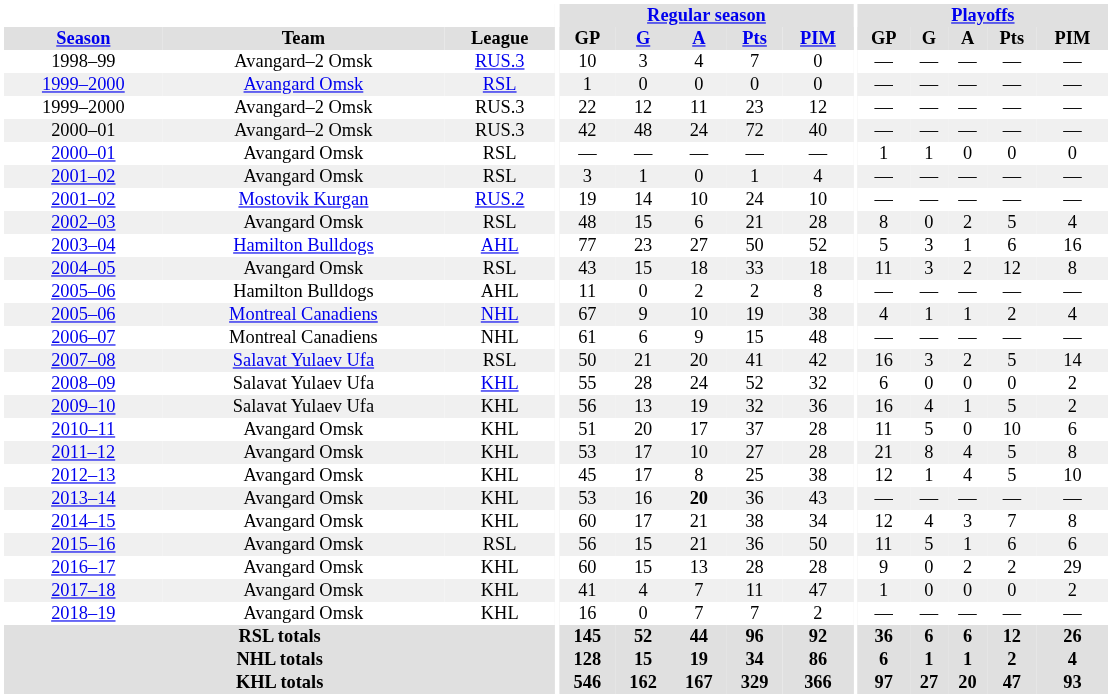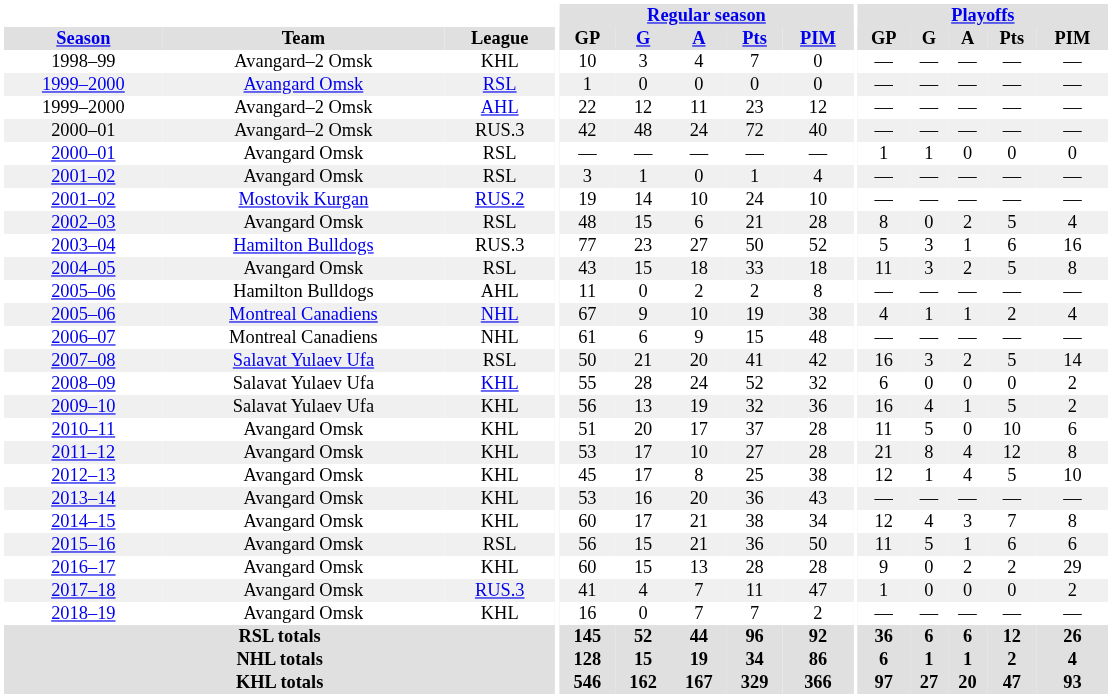(500, 61) RUS.3 -> (500, 61) KHL
(500, 107) RUS.3 -> (500, 107) AHL
(500, 245) AHL -> (500, 245) RUS.3
(1012, 268) 12 -> (1012, 268) 5
(1012, 452) 5 -> (1012, 452) 12
(699, 498) bold -> (699, 498) normal
(500, 590) KHL -> (500, 590) RUS.3
